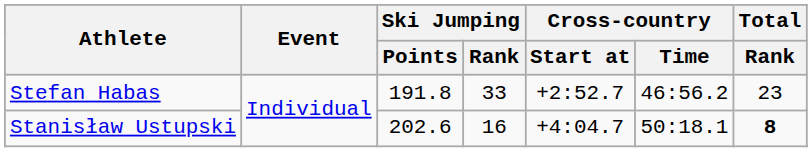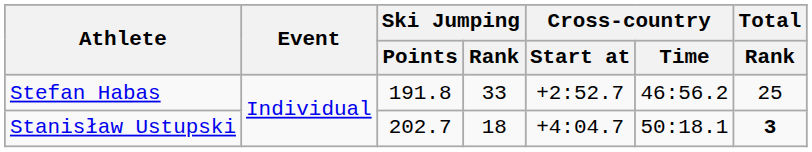(770, 93) 23 -> (770, 93) 25
(420, 128) 202.6 -> (420, 128) 202.7
(494, 128) 16 -> (494, 128) 18
(770, 128) 8 -> (770, 128) 3
